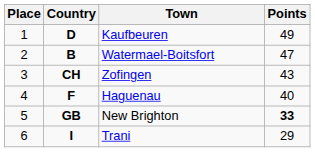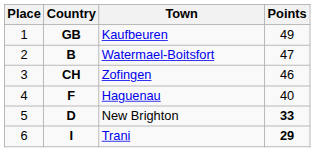(71, 34) D -> (71, 34) GB
(287, 75) 43 -> (287, 75) 46
(71, 116) GB -> (71, 116) D
(287, 136) normal -> (287, 136) bold
